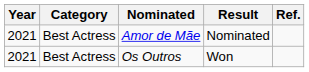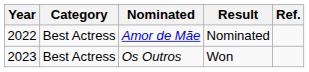(22, 35) 2021 -> (22, 35) 2022
(22, 56) 2021 -> (22, 56) 2023
